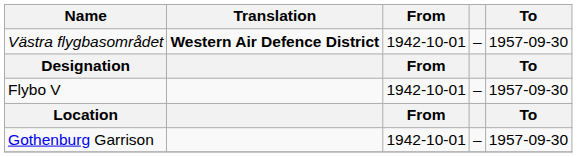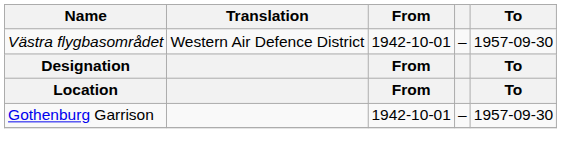(275, 41) bold -> (267, 41) normal
- row: (34, 90)
